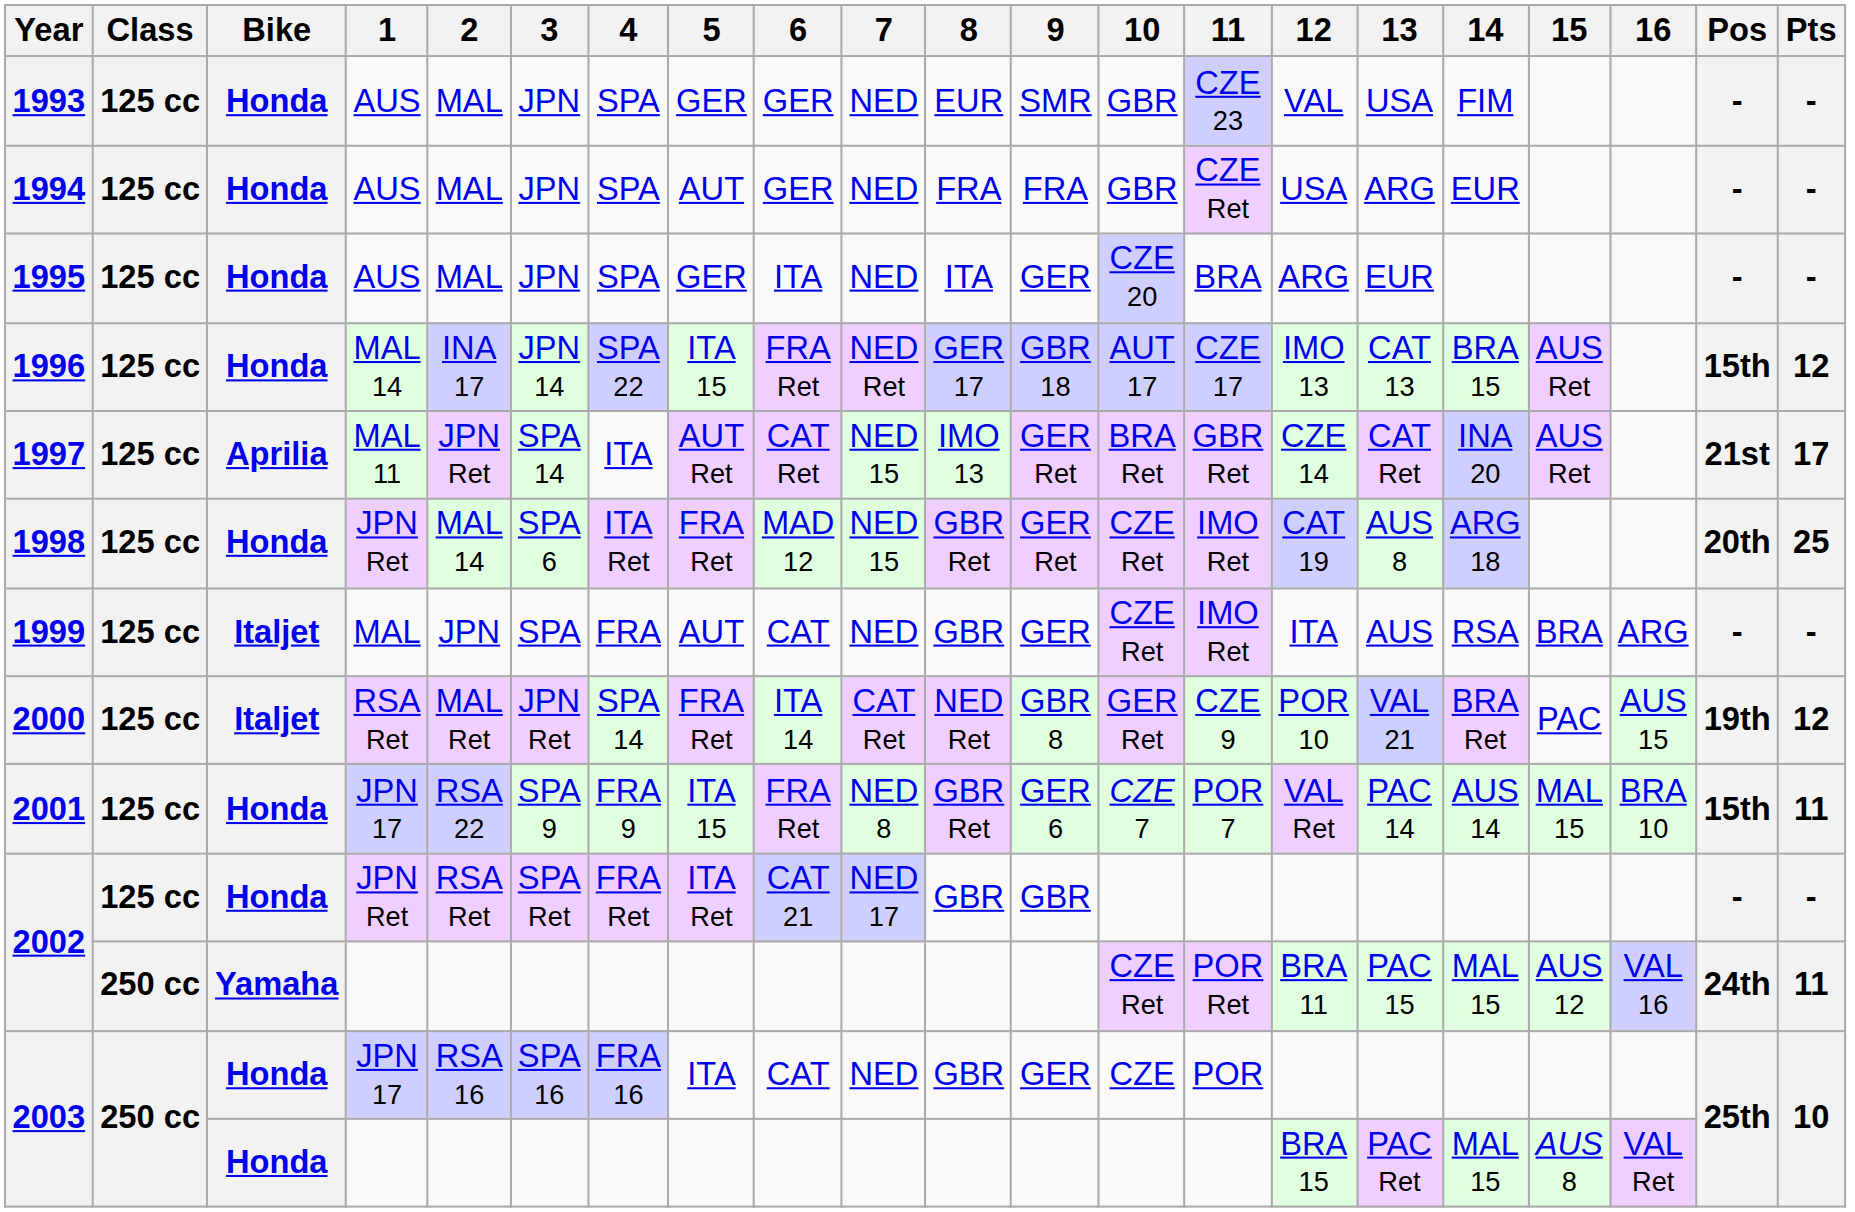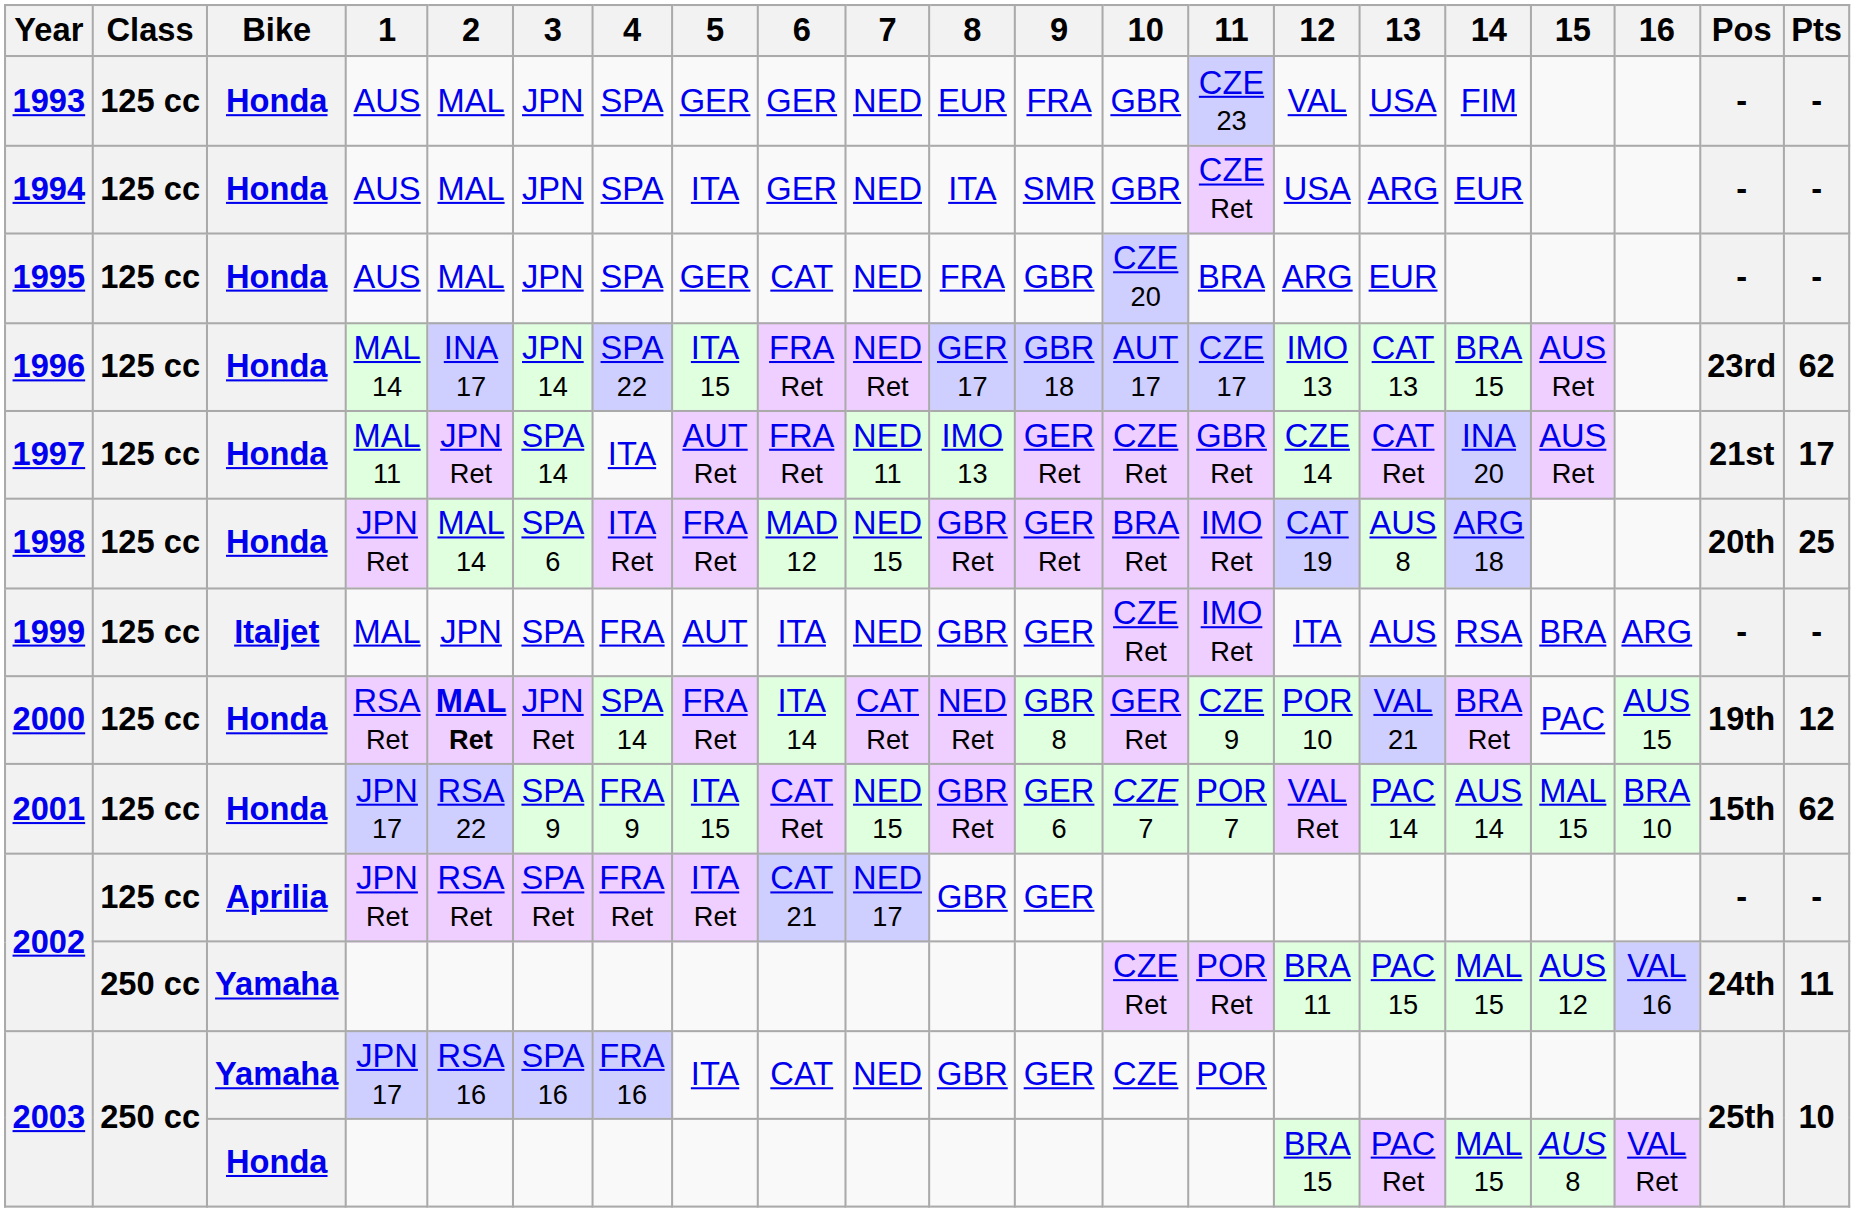(1055, 100) SMR -> (1059, 100) FRA
(711, 188) AUT -> (715, 188) ITA
(969, 188) FRA -> (972, 188) ITA
(1055, 188) FRA -> (1059, 188) SMR
(798, 277) ITA -> (802, 277) CAT
(969, 277) ITA -> (972, 277) FRA
(1055, 277) GER -> (1059, 277) GBR
(1737, 365) 15th -> (1742, 365) 23rd
(1811, 365) 12 -> (1817, 365) 62
(277, 454) Aprilia -> (277, 454) Honda
(798, 454) CAT Ret -> (802, 454) FRA Ret
(884, 454) NED 15 -> (888, 454) NED 11
(1142, 454) BRA Ret -> (1146, 454) CZE Ret
(1142, 542) CZE Ret -> (1146, 542) BRA Ret
(798, 631) CAT -> (802, 631) ITA
(277, 719) Italjet -> (277, 719) Honda
(469, 719) normal -> (471, 719) bold
(798, 808) FRA Ret -> (802, 808) CAT Ret
(884, 808) NED 8 -> (888, 808) NED 15
(1811, 808) 11 -> (1817, 808) 62
(277, 896) Honda -> (277, 896) Aprilia
(1055, 896) GBR -> (1059, 896) GER
(277, 1073) Honda -> (277, 1073) Yamaha
